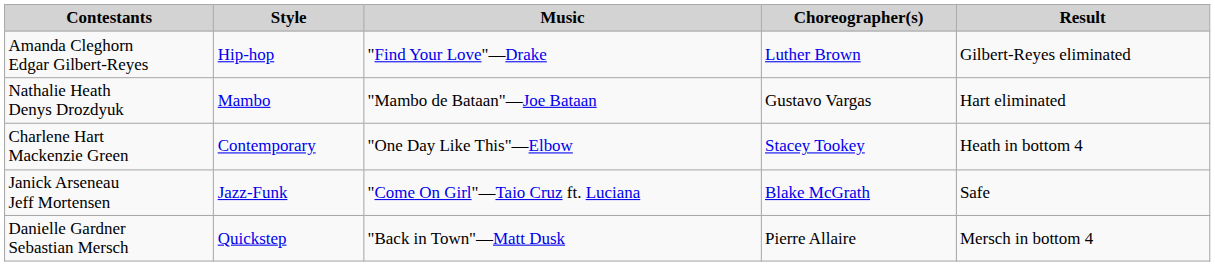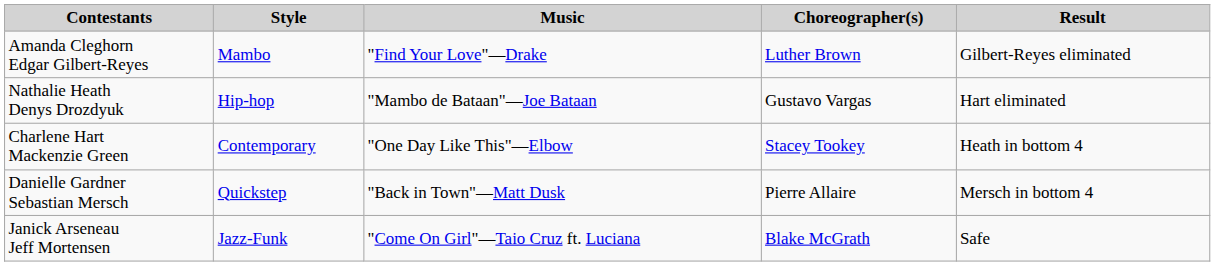(246, 54) Hip-hop -> (244, 54) Mambo
(244, 100) Mambo -> (246, 100) Hip-hop
rows swapped: (64, 192) <-> (68, 238)
